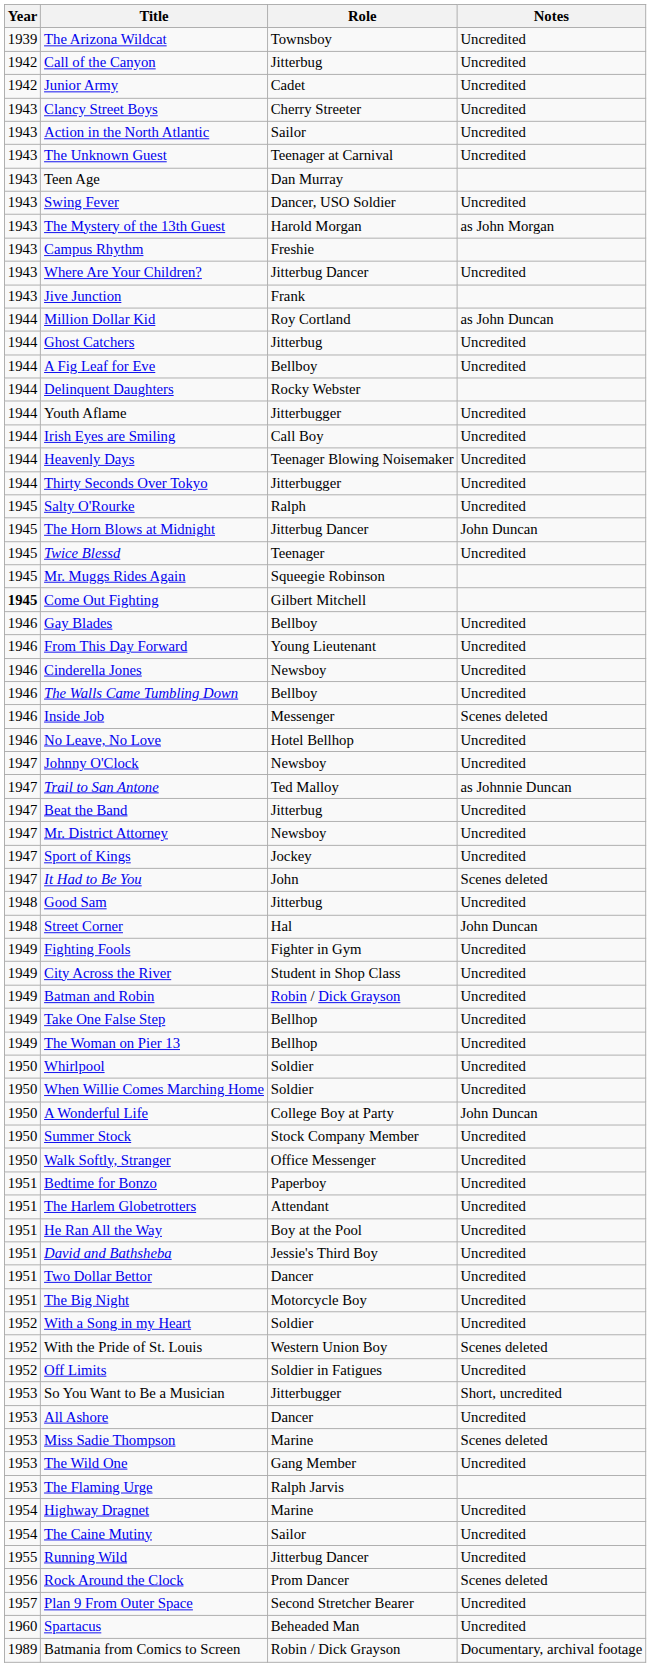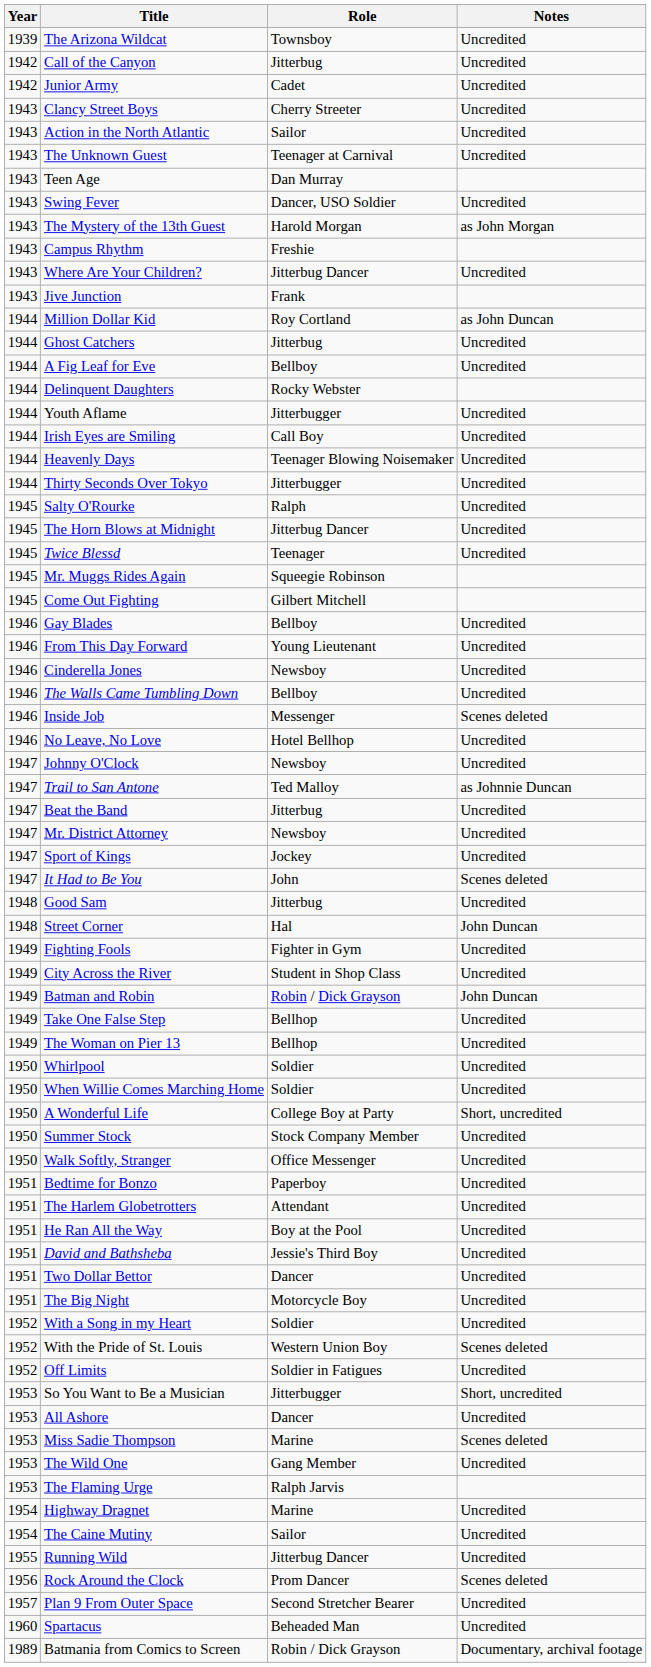(499, 529) John Duncan -> (493, 529) Uncredited
(23, 599) bold -> (23, 599) normal
(493, 996) Uncredited -> (499, 996) John Duncan
(499, 1113) John Duncan -> (511, 1113) Short, uncredited
